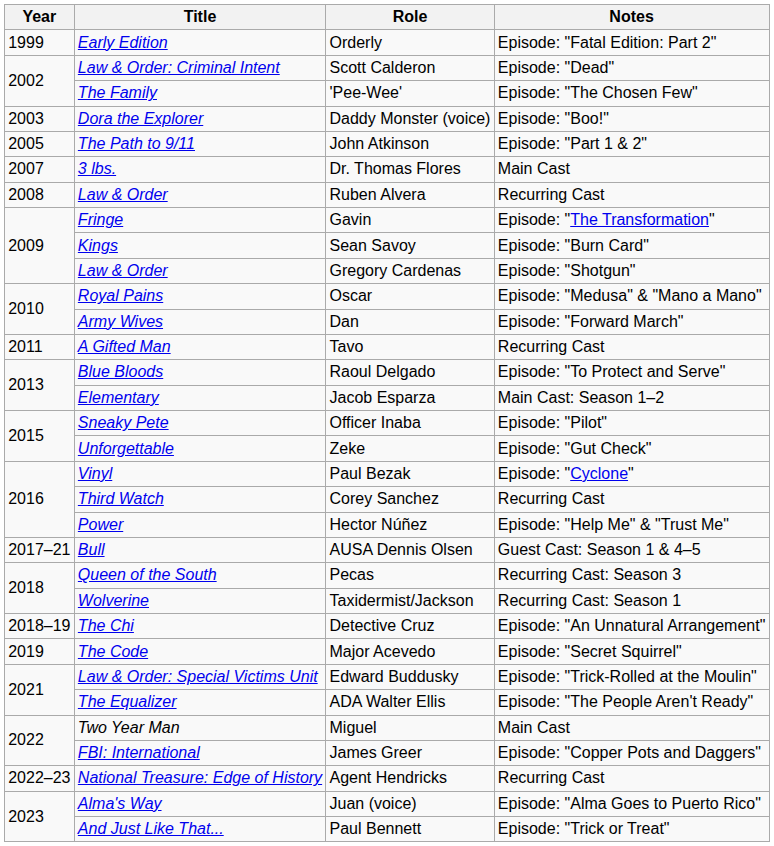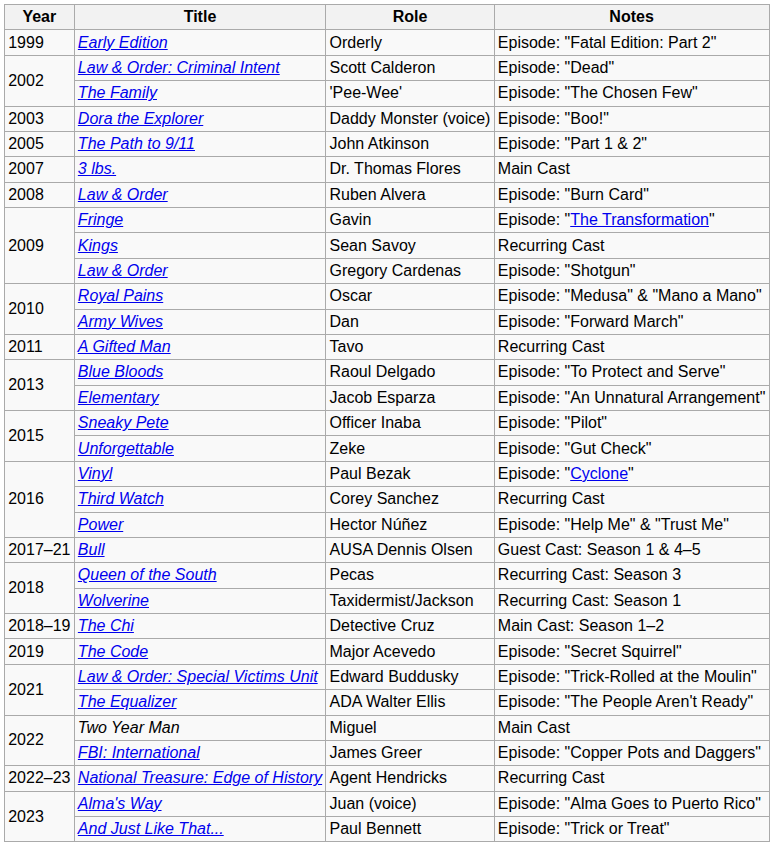(551, 194) Recurring Cast -> (573, 194) Episode: "Burn Card"
(573, 245) Episode: "Burn Card" -> (551, 245) Recurring Cast
(581, 397) Main Cast: Season 1–2 -> (632, 397) Episode: "An Unnatural Arrangement"
(632, 626) Episode: "An Unnatural Arrangement" -> (581, 626) Main Cast: Season 1–2
